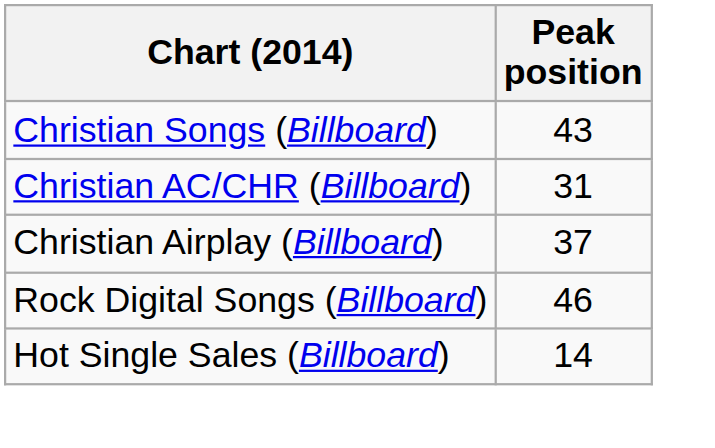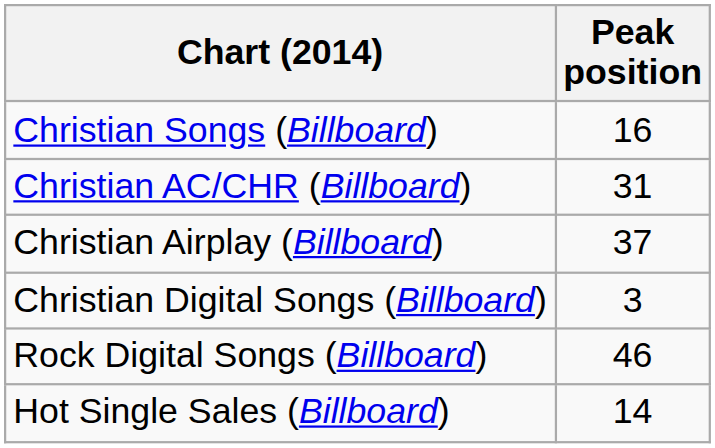(573, 129) 43 -> (633, 129) 16
+ row: (280, 299)
